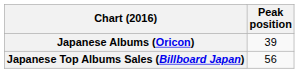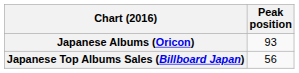(271, 42) 39 -> (271, 42) 93
